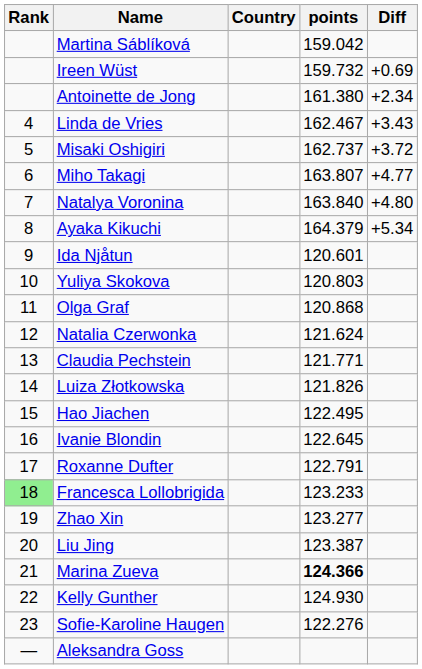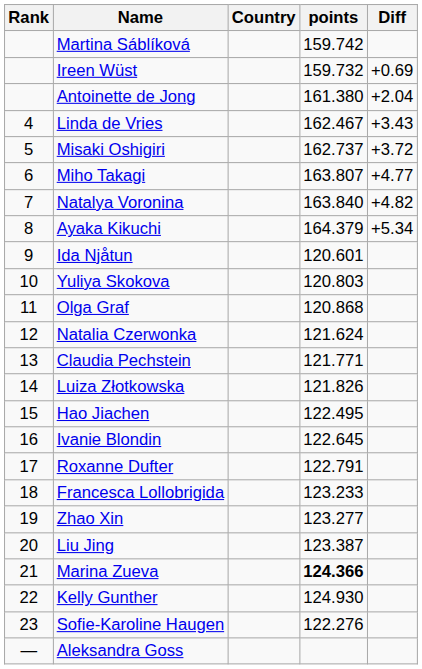(333, 44) 159.042 -> (333, 44) 159.742
(392, 96) +2.34 -> (392, 96) +2.04
(392, 202) +4.80 -> (392, 202) +4.82
(29, 492) lightgreen background -> (29, 492) no background
